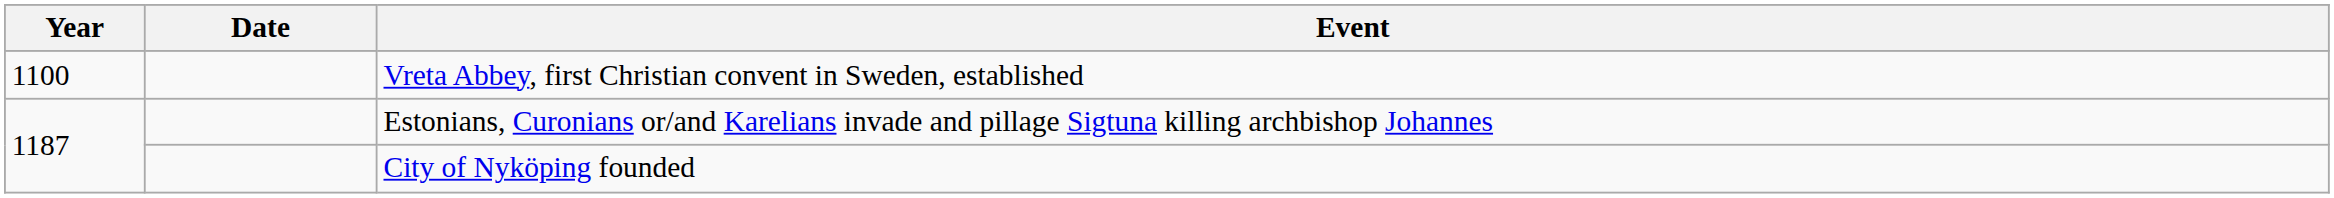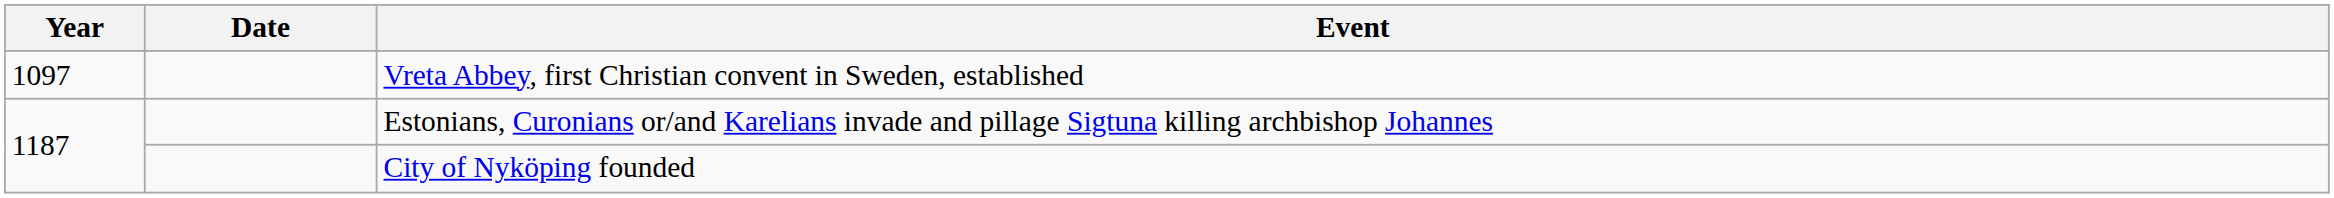(41, 74) 1100 -> (41, 74) 1097
